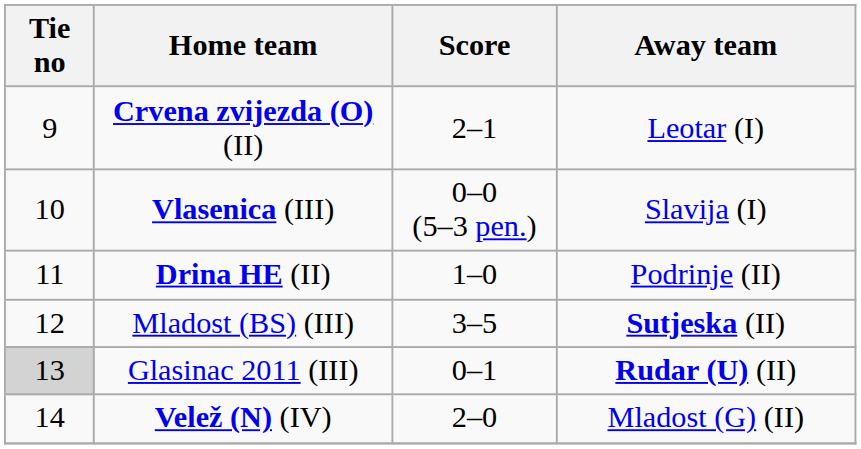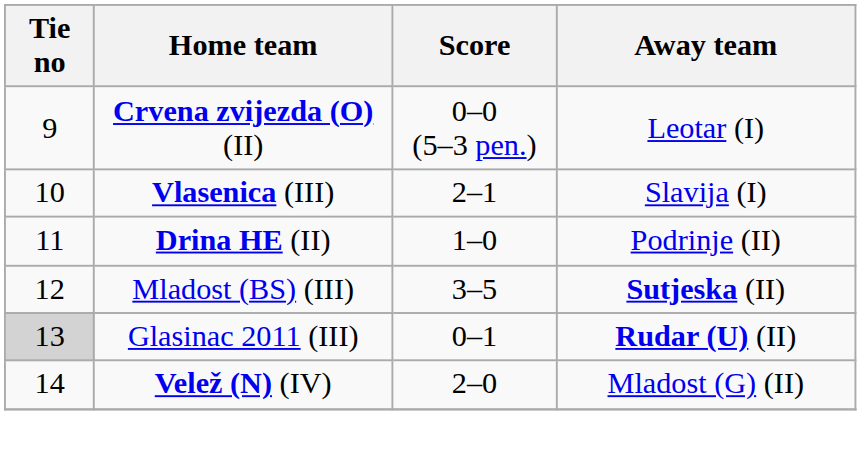(474, 127) 2–1 -> (474, 127) 0–0 (5–3 pen.)
(474, 209) 0–0 (5–3 pen.) -> (474, 192) 2–1
